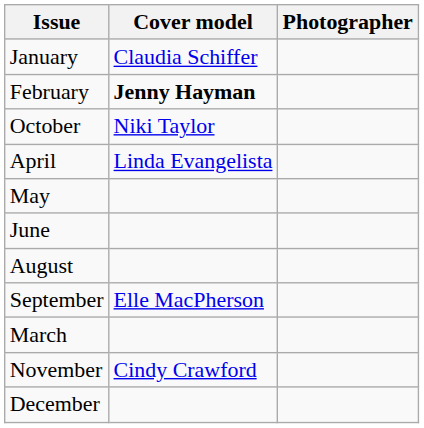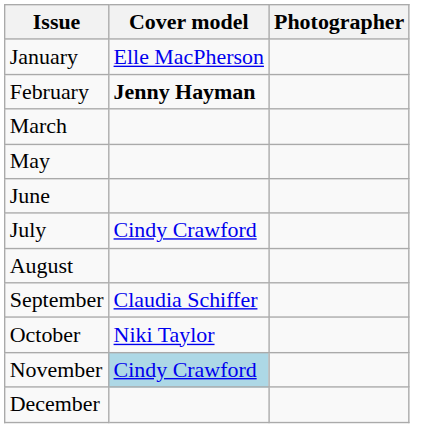(186, 56) Claudia Schiffer -> (189, 56) Elle MacPherson
rows swapped: (38, 334) <-> (45, 126)
- row: (33, 160)
+ row: (28, 230)
(189, 299) Elle MacPherson -> (186, 299) Claudia Schiffer
(185, 369) no background -> (185, 369) lightblue background
